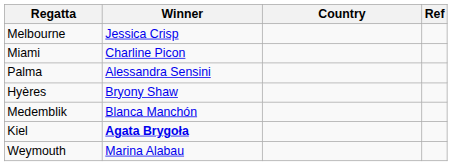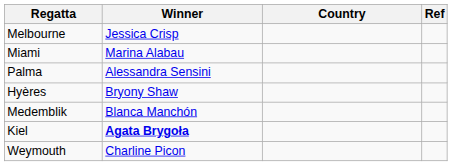(145, 53) Charline Picon -> (145, 53) Marina Alabau
(145, 151) Marina Alabau -> (145, 151) Charline Picon
